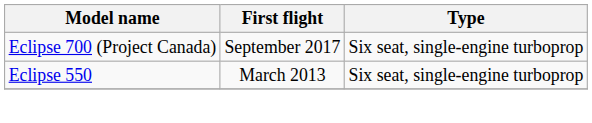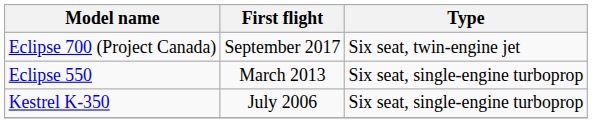(466, 46) Six seat, single-engine turboprop -> (434, 46) Six seat, twin-engine jet
+ row: (59, 103)
